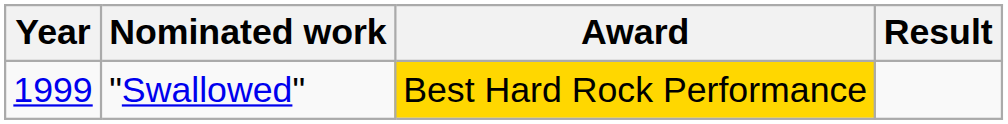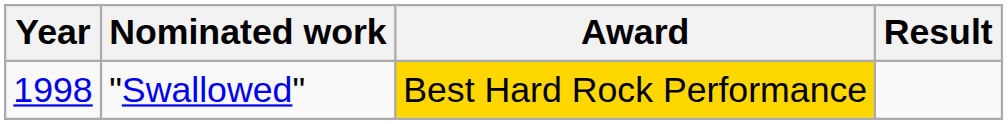(53, 89) 1999 -> (53, 89) 1998
